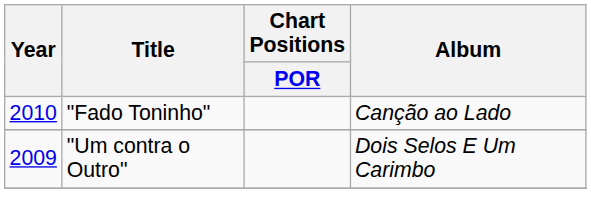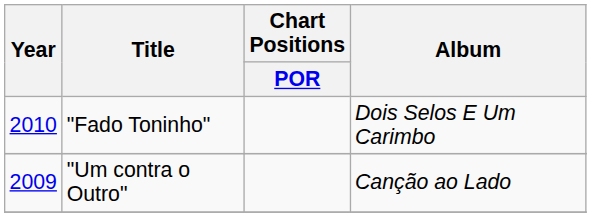(433, 112) Canção ao Lado -> (435, 124) Dois Selos E Um Carimbo
(435, 158) Dois Selos E Um Carimbo -> (433, 182) Canção ao Lado
